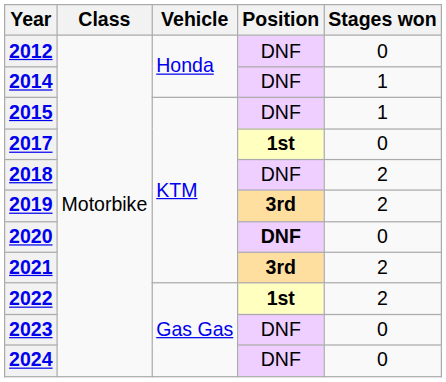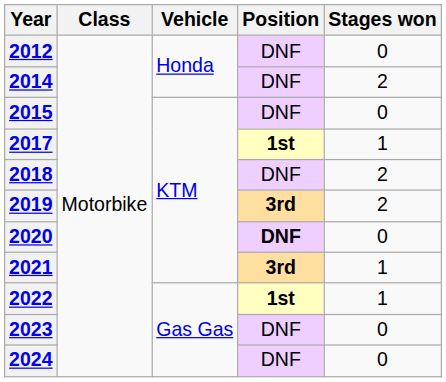(382, 81) 1 -> (382, 81) 2
(382, 112) 1 -> (382, 112) 0
(382, 143) 0 -> (382, 143) 1
(382, 267) 2 -> (382, 267) 1
(382, 298) 2 -> (382, 298) 1
